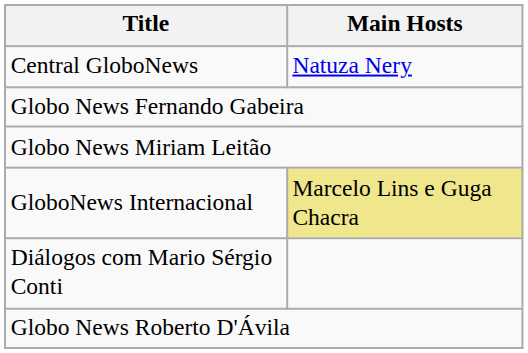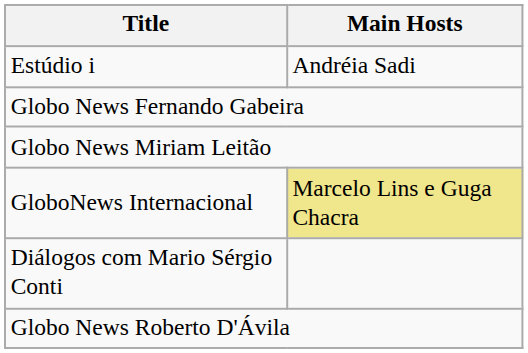+ row: (53, 65)
- row: (104, 65)
